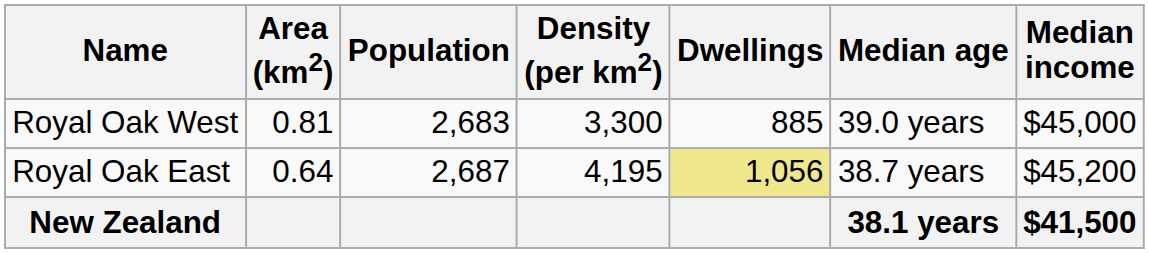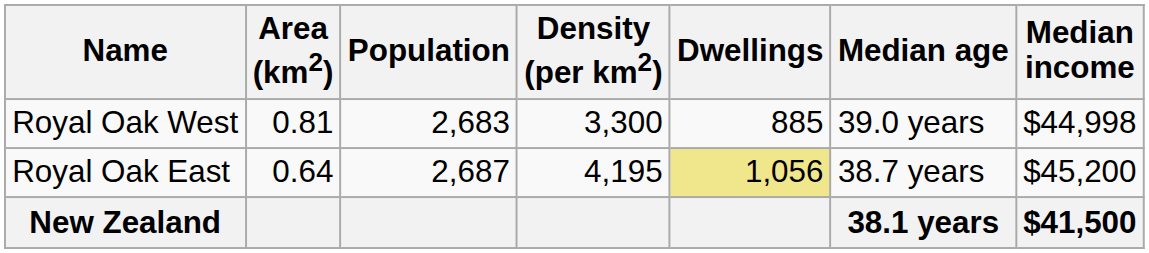(1080, 122) $45,000 -> (1080, 122) $44,998
